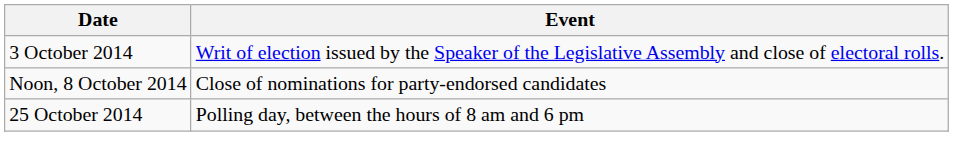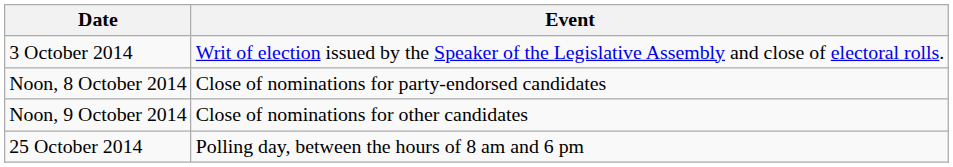+ row: (98, 114)
